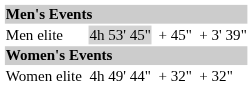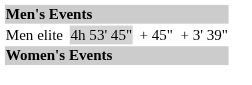- row: (44, 76)
